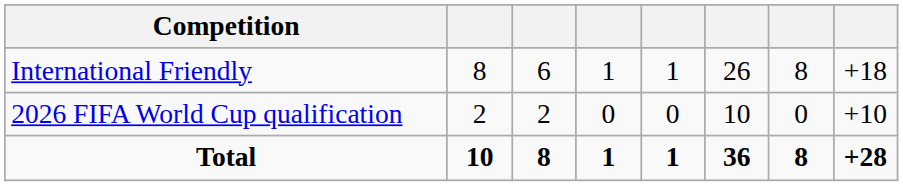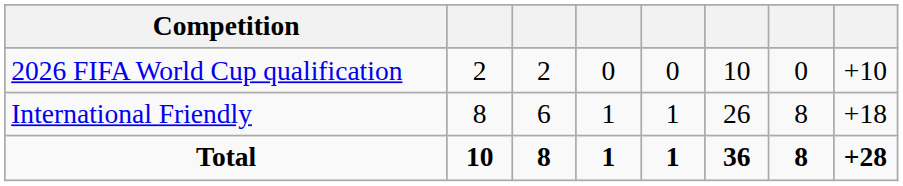rows swapped: (132, 69) <-> (207, 113)
